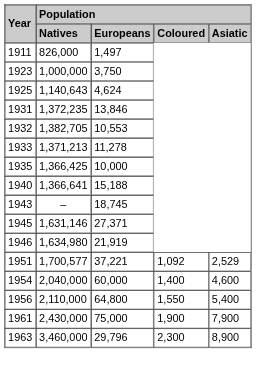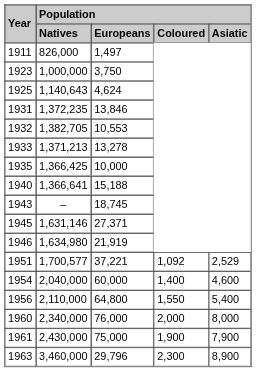(111, 147) 11,278 -> (111, 147) 13,278
+ row: (20, 318)
